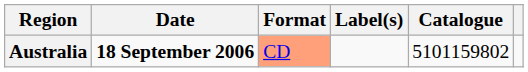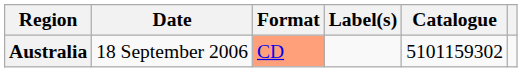(175, 50) bold -> (172, 50) normal
(461, 50) 5101159802 -> (455, 50) 5101159302
